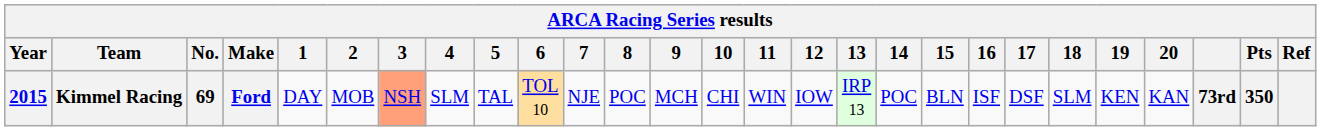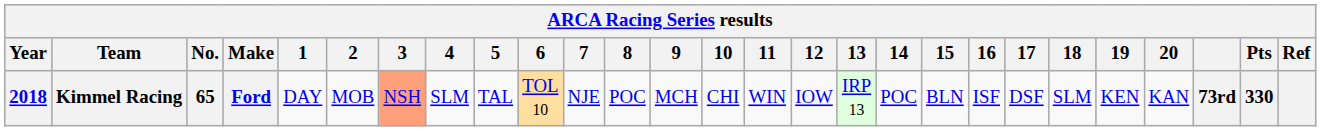(28, 97) 2015 -> (28, 97) 2018
(205, 97) 69 -> (205, 97) 65
(1259, 97) 350 -> (1259, 97) 330
